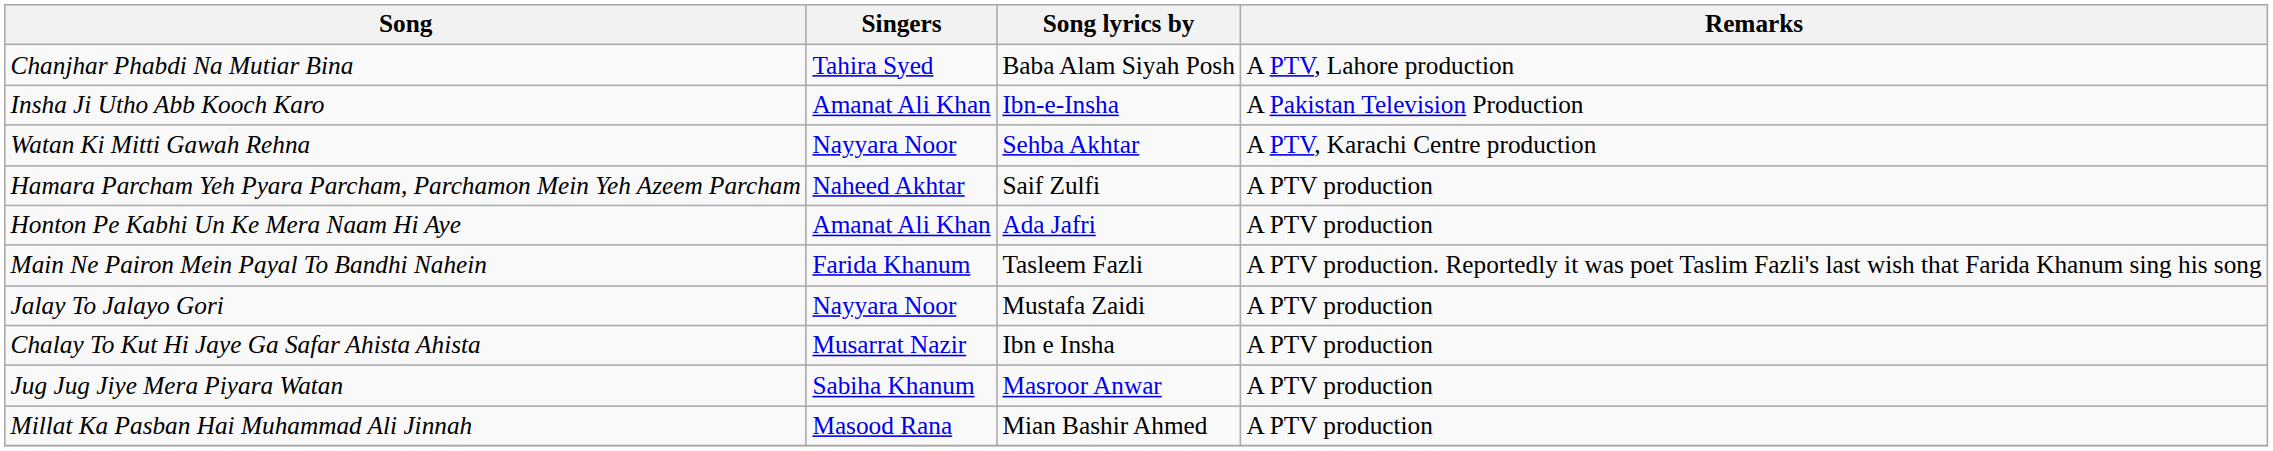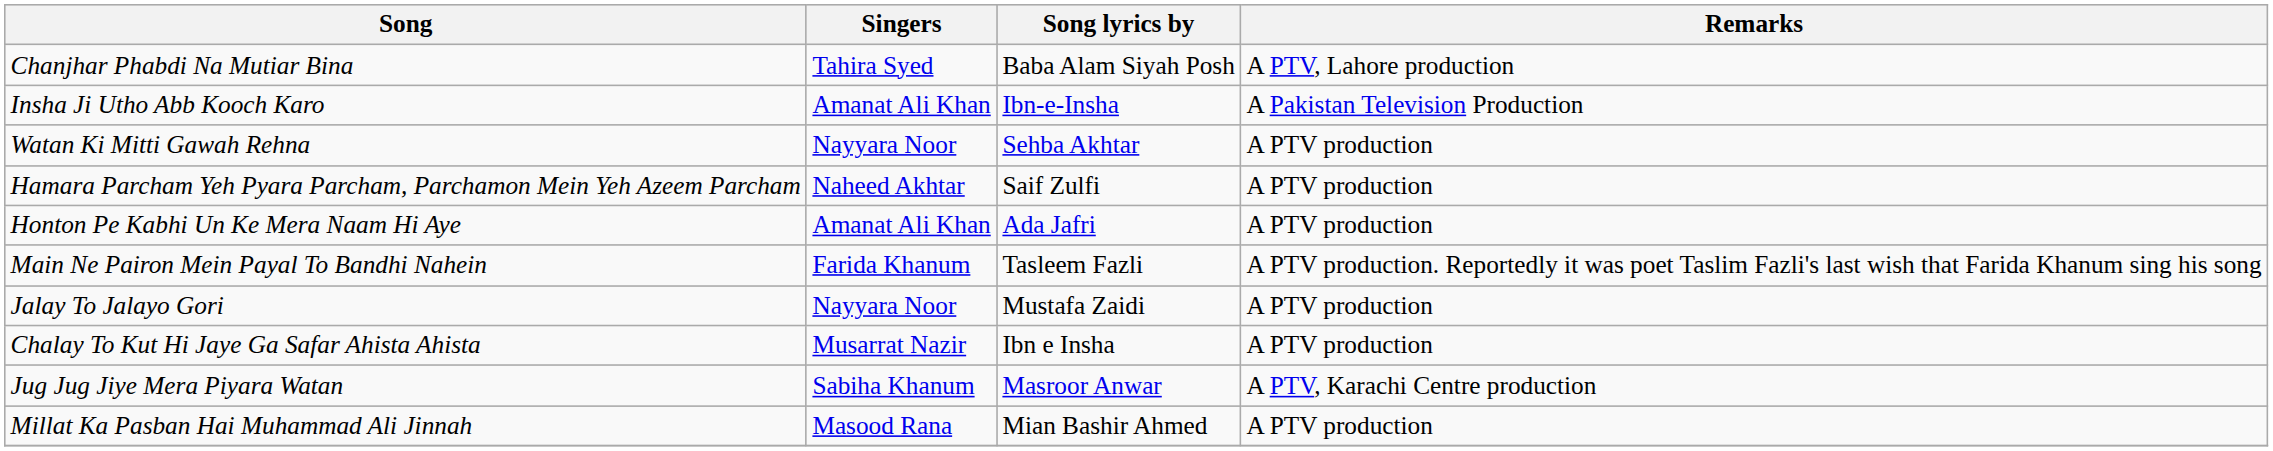(1421, 144) A PTV, Karachi Centre production -> (1340, 144) A PTV production
(1340, 385) A PTV production -> (1421, 385) A PTV, Karachi Centre production
